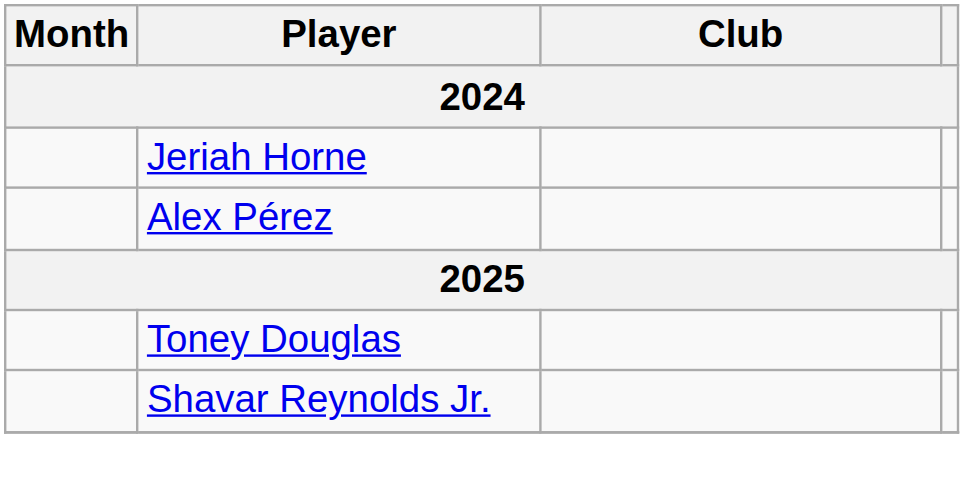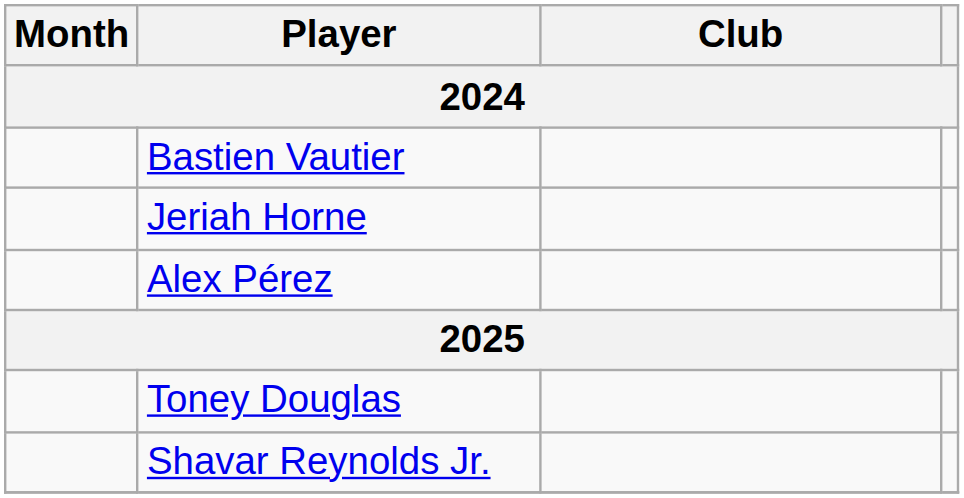+ row: (276, 156)
